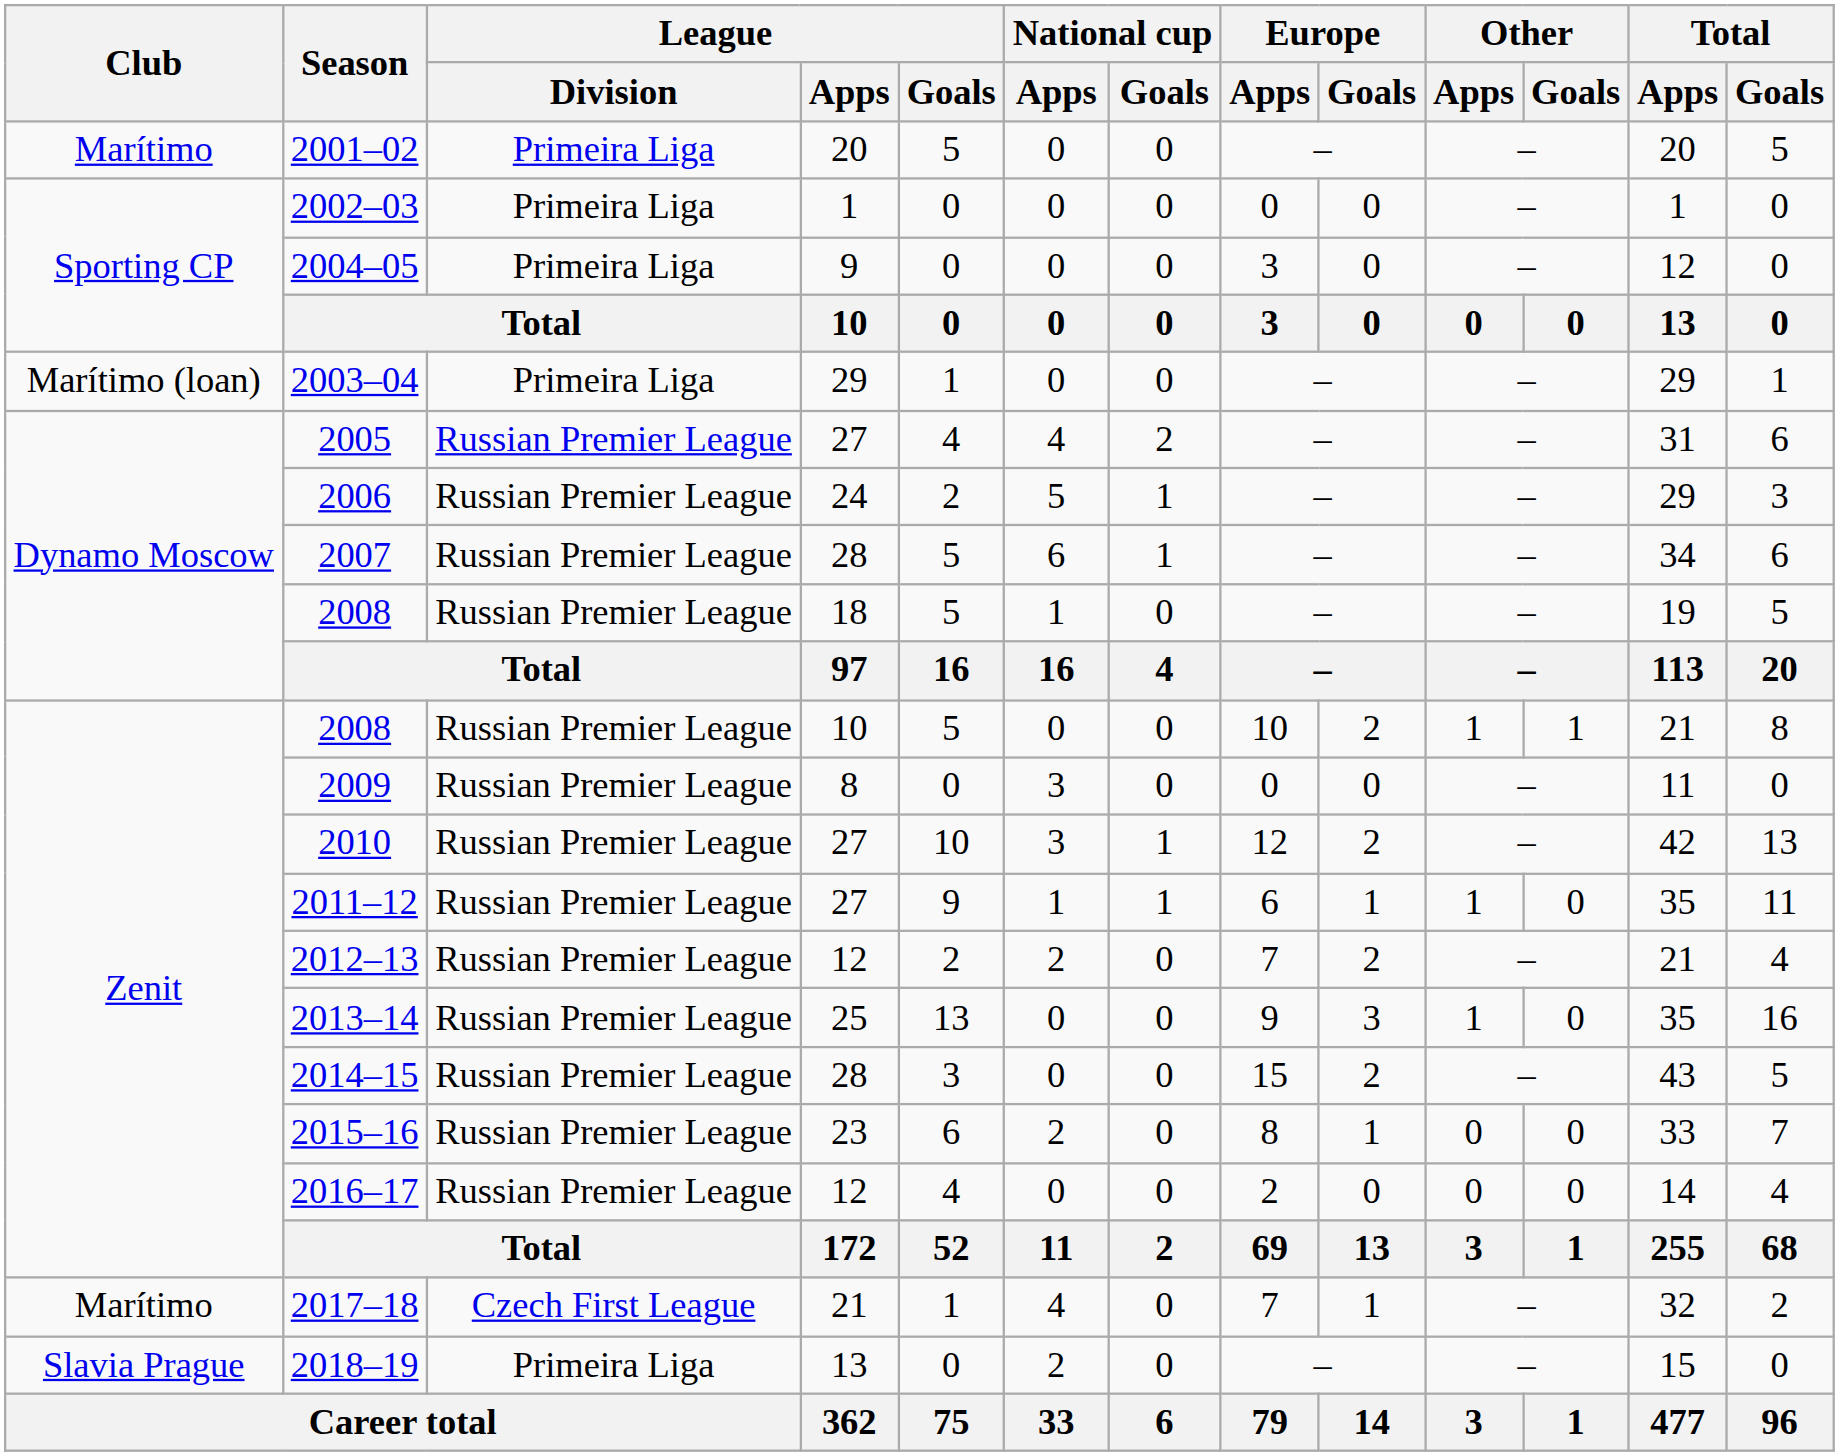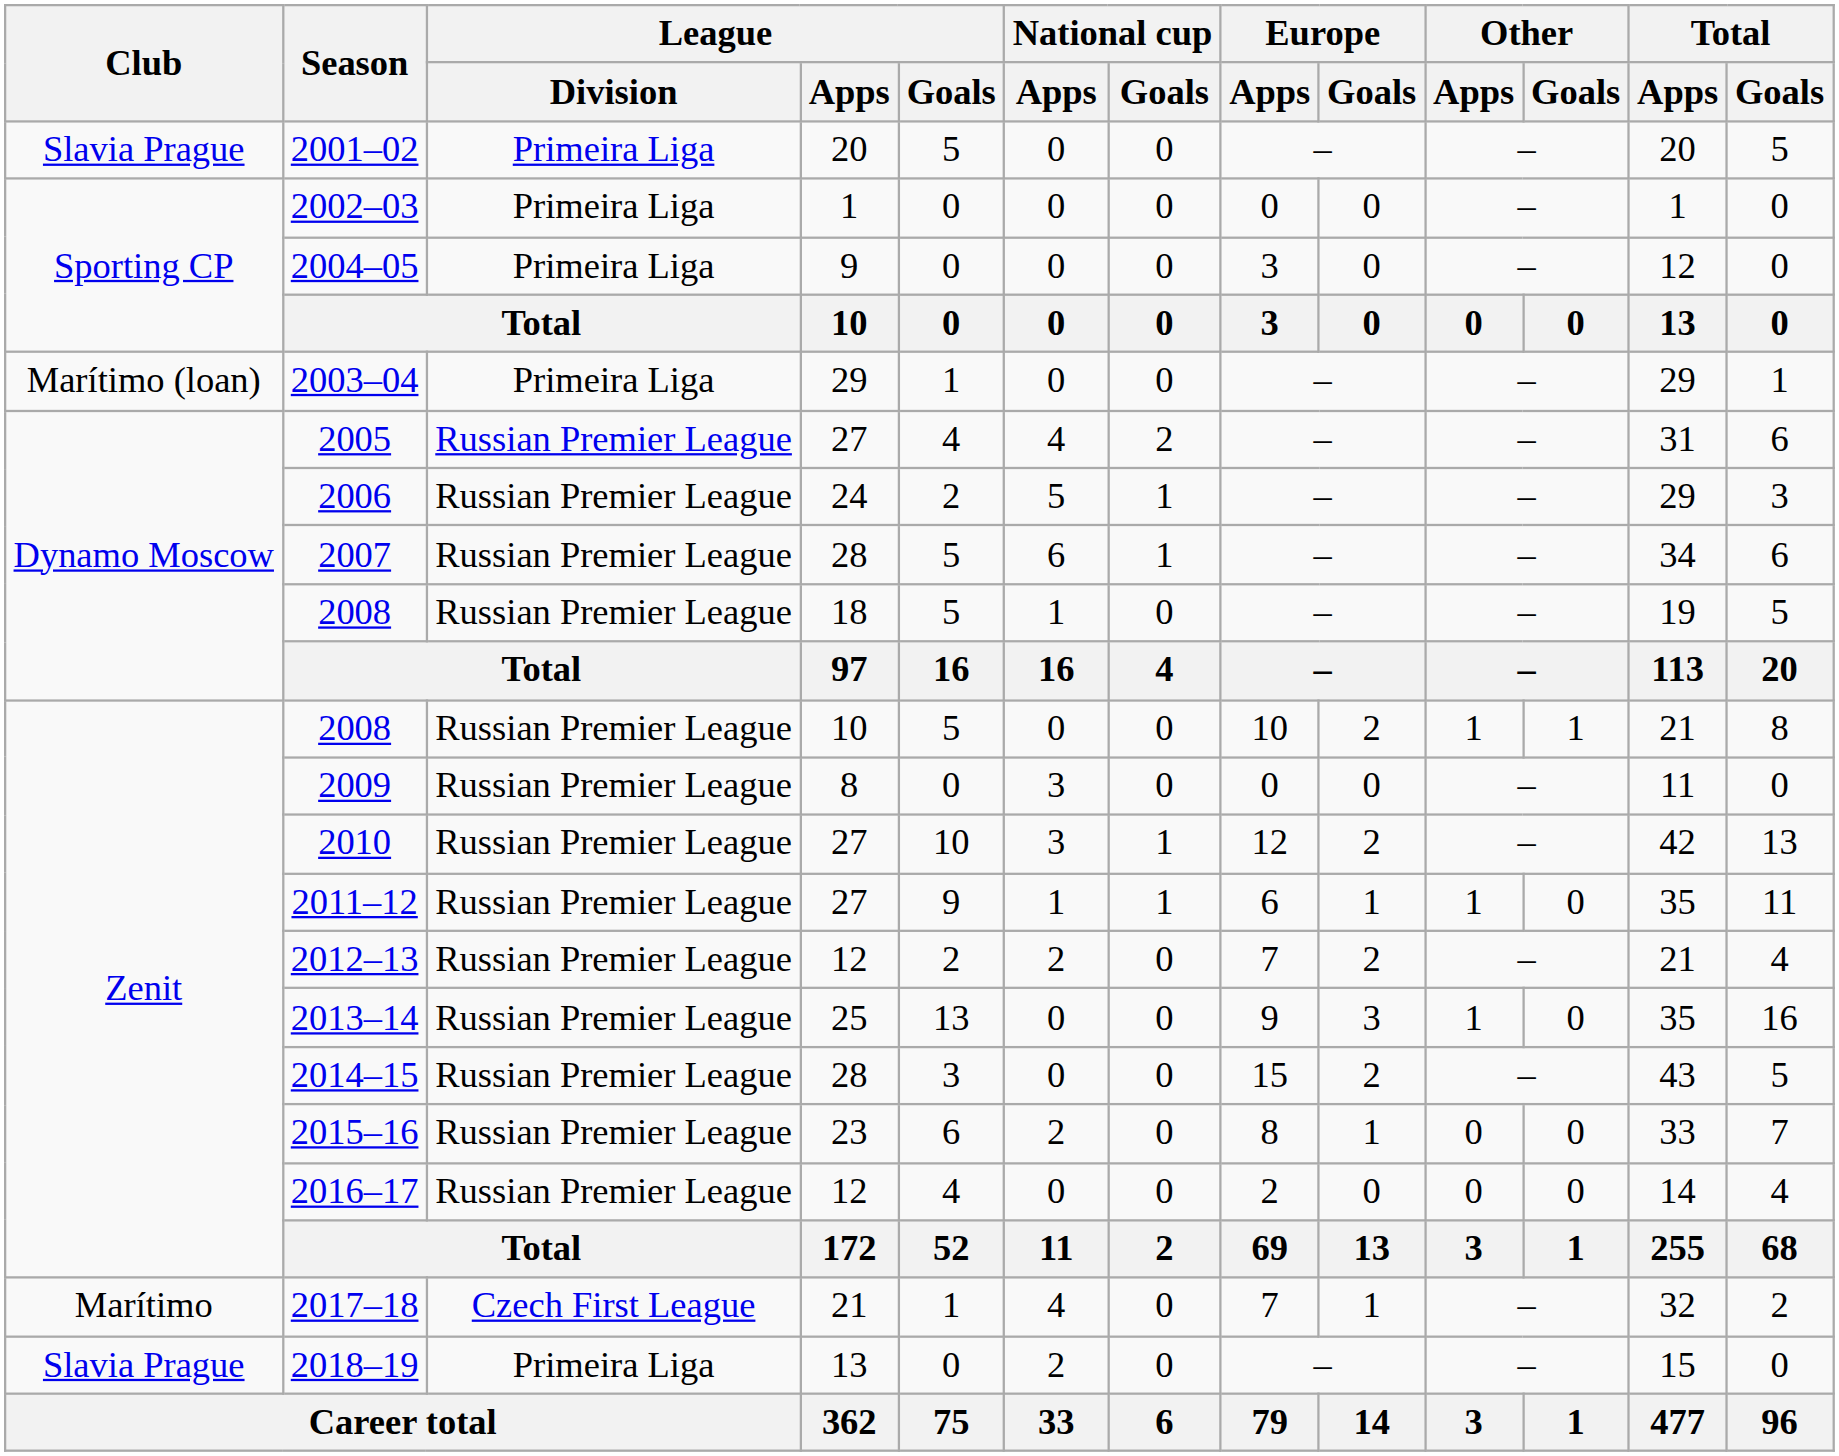(144, 149) Marítimo -> (144, 149) Slavia Prague
